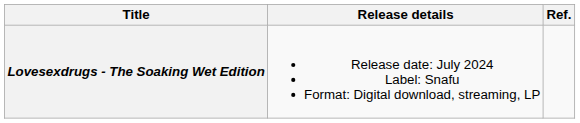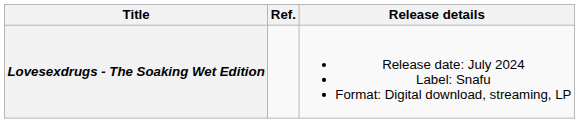columns swapped: (406, 15) <-> (559, 15)
